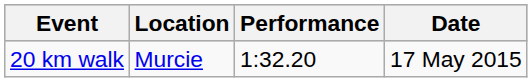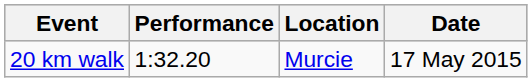columns swapped: (310, 23) <-> (182, 23)
